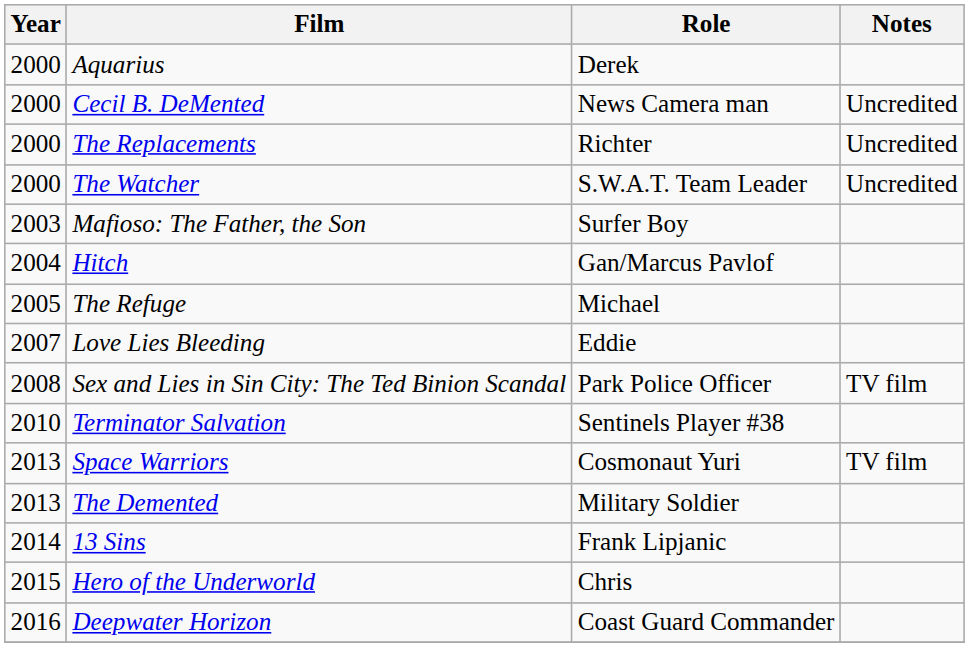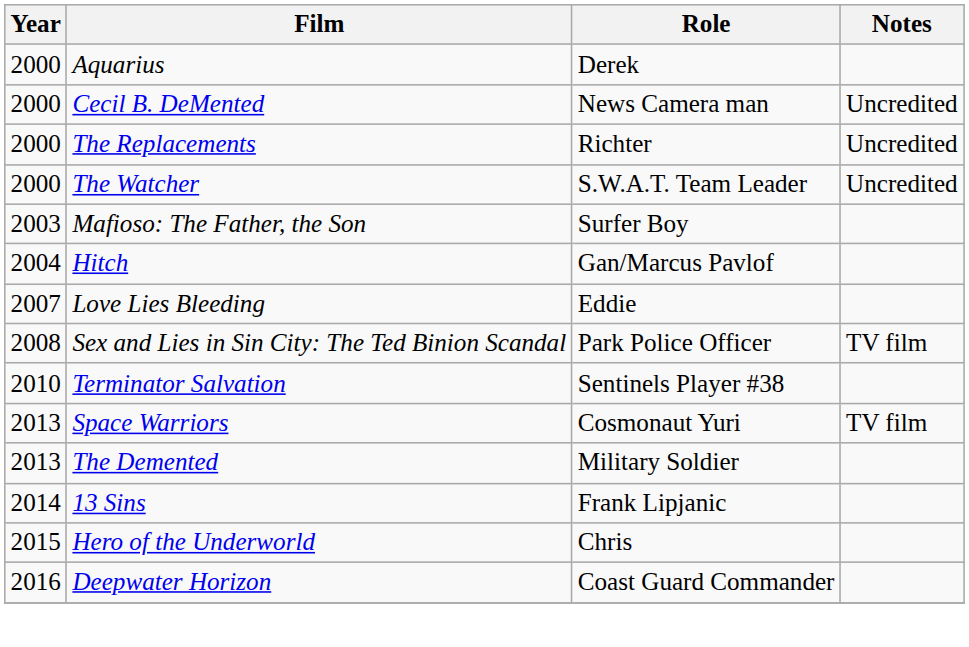- row: (129, 303)
